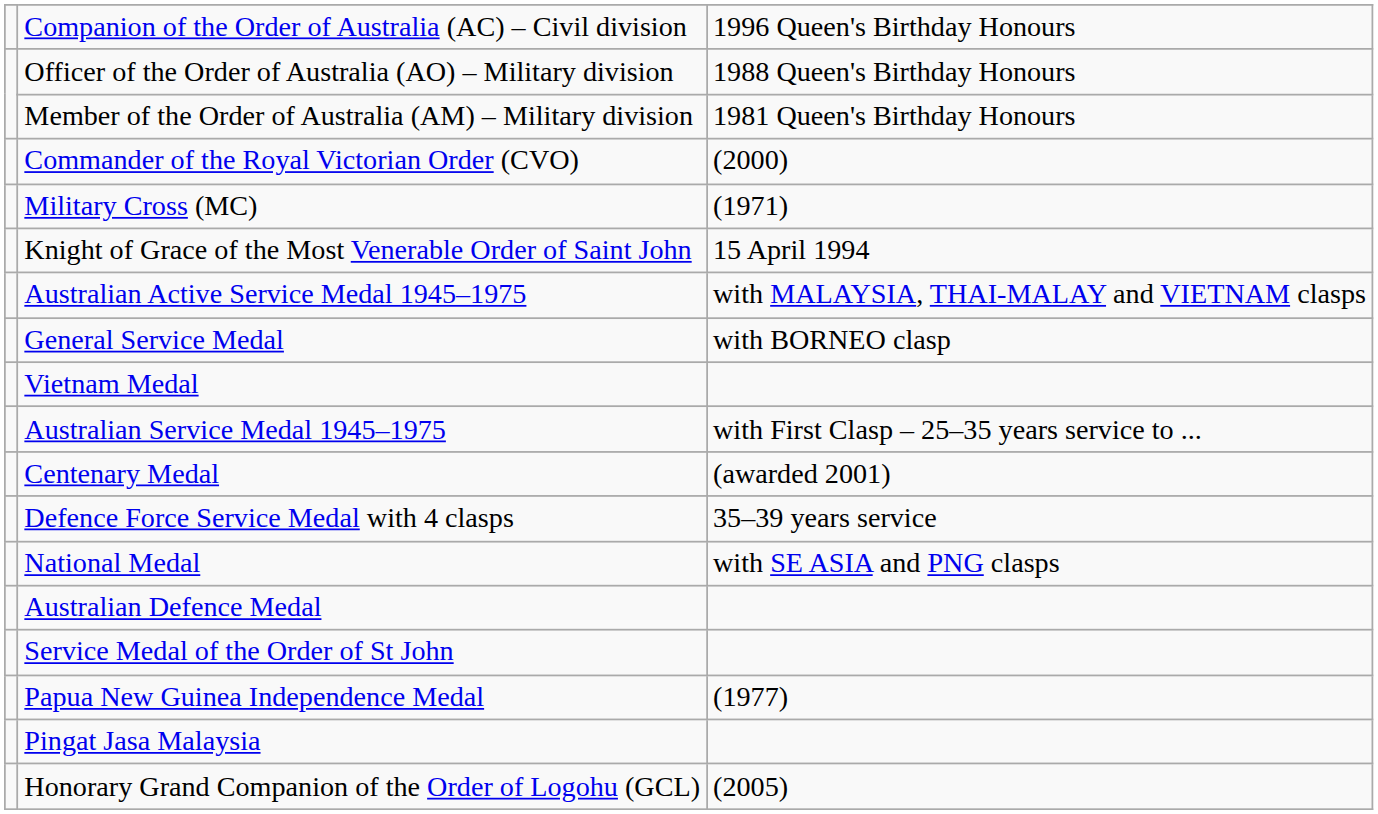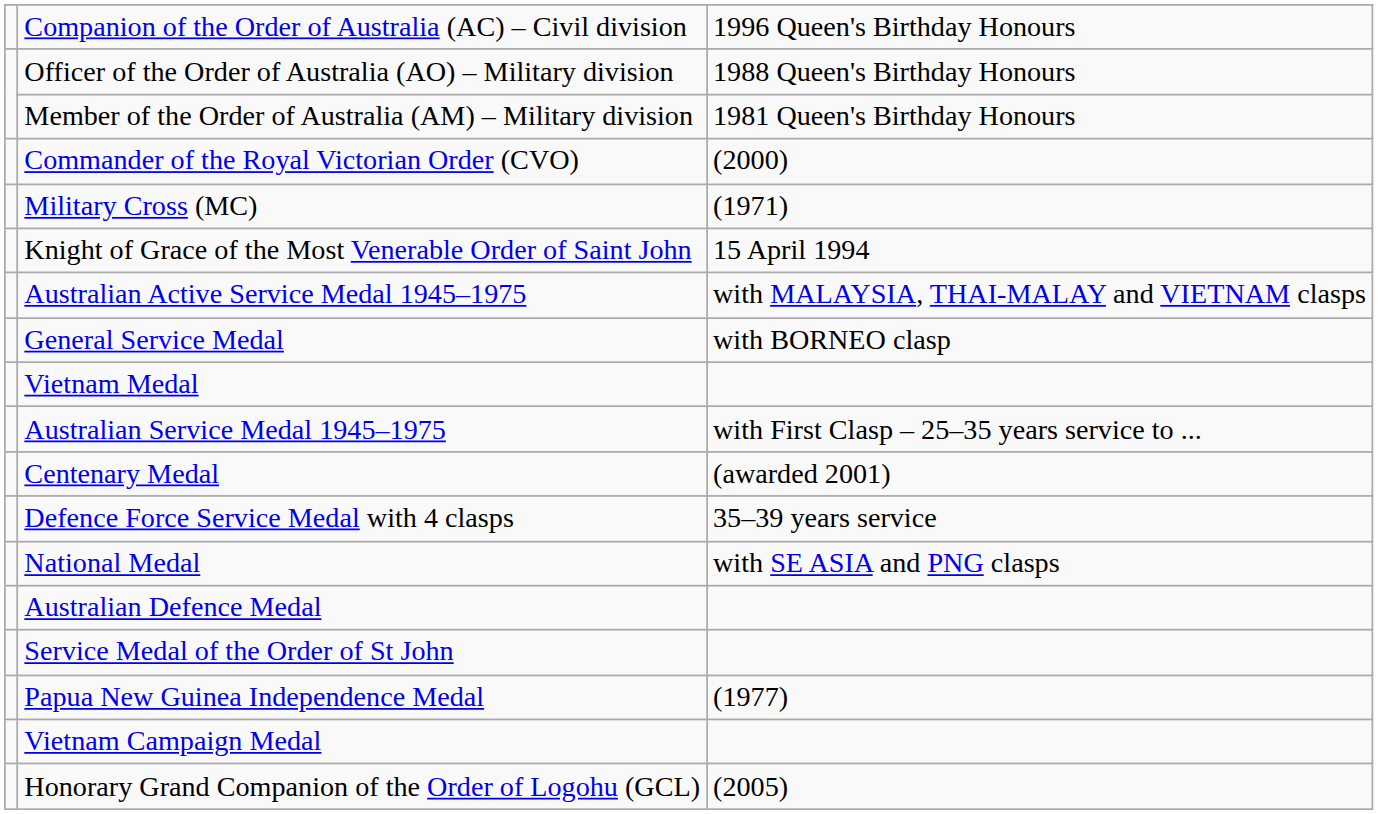+ row: (173, 741)
- row: (142, 741)
